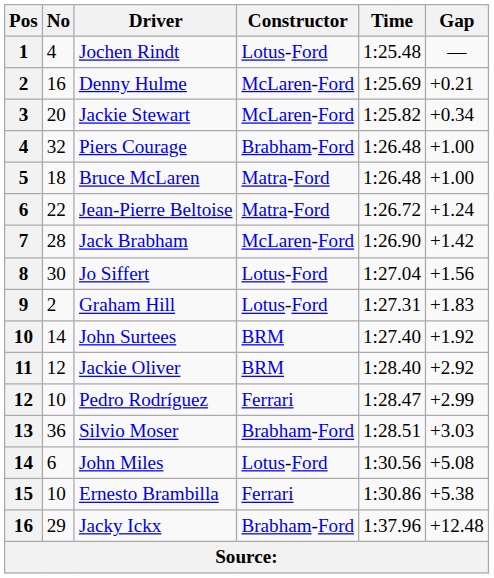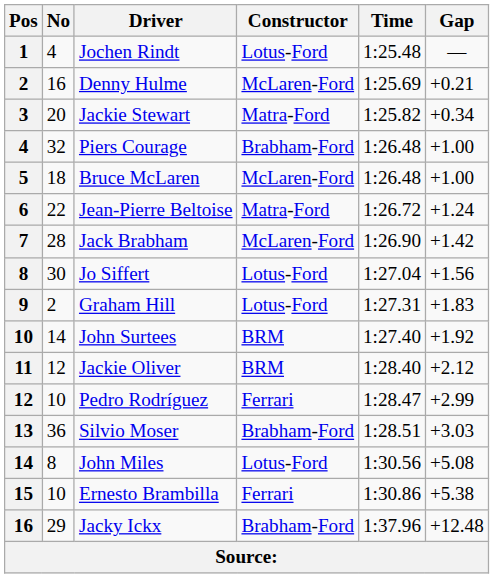(298, 115) McLaren-Ford -> (286, 115) Matra-Ford
(286, 178) Matra-Ford -> (298, 178) McLaren-Ford
(452, 367) +2.92 -> (452, 367) +2.12
(51, 462) 6 -> (51, 462) 8
